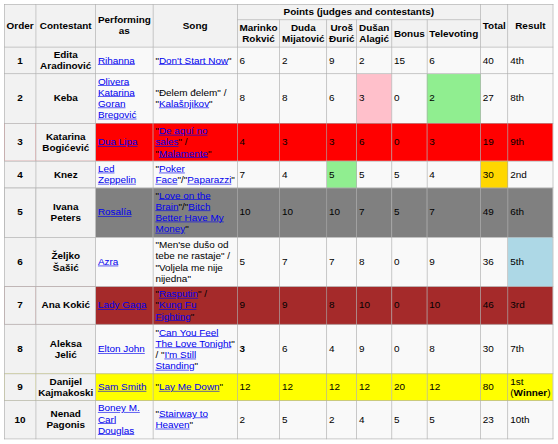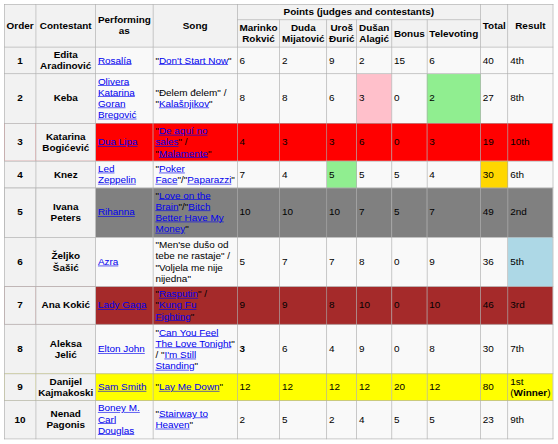(116, 60) Rihanna -> (115, 60) Rosalía
(517, 142) 9th -> (520, 142) 10th
(519, 174) 2nd -> (517, 174) 6th
(115, 212) Rosalía -> (116, 212) Rihanna
(517, 212) 6th -> (519, 212) 2nd
(520, 419) 10th -> (517, 419) 9th
